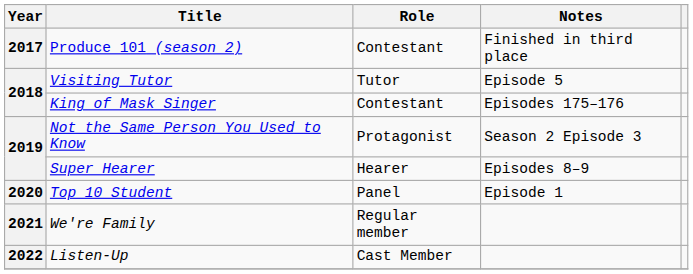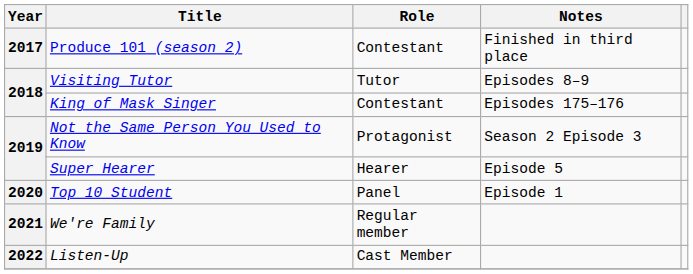(524, 81) Episode 5 -> (537, 81) Episodes 8–9
(537, 169) Episodes 8–9 -> (524, 169) Episode 5
